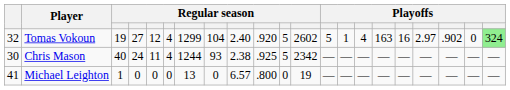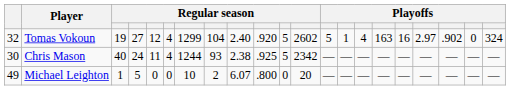(494, 38) lightgreen background -> (494, 38) no background
(13, 75) 41 -> (13, 75) 49
(138, 75) 0 -> (138, 75) 5
(189, 75) 13 -> (189, 75) 10
(216, 75) 0 -> (216, 75) 2
(240, 75) 6.57 -> (240, 75) 6.07
(306, 75) 19 -> (306, 75) 20
